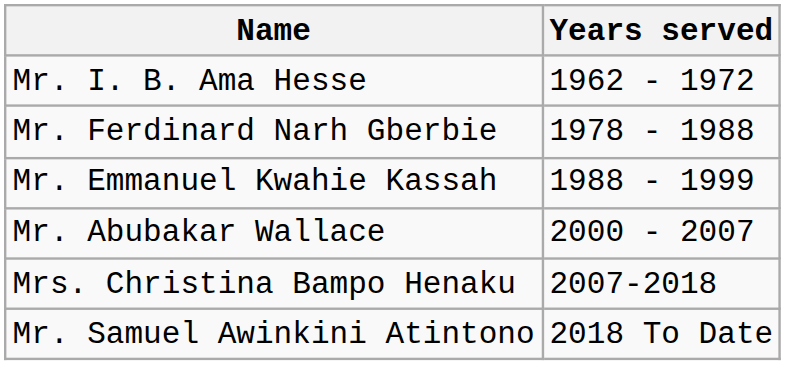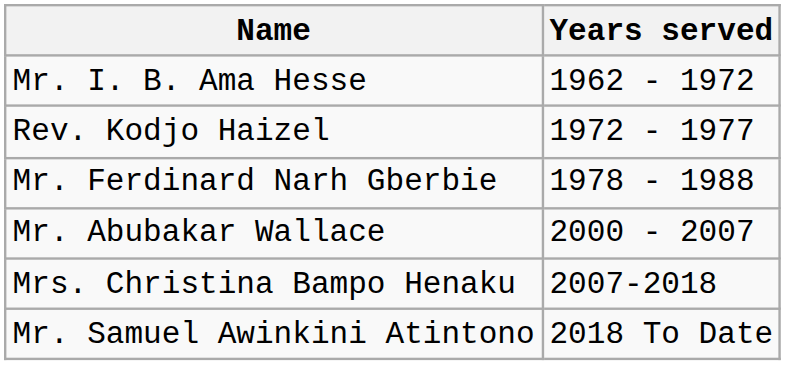+ row: (171, 132)
- row: (255, 182)
